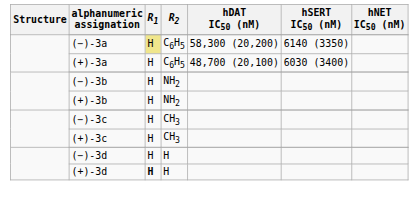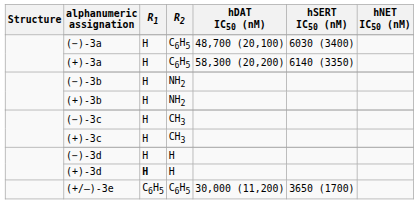(151, 44) khaki background -> (145, 44) no background
(234, 44) 58,300 (20,200) -> (240, 44) 48,700 (20,100)
(316, 44) 6140 (3350) -> (322, 44) 6030 (3400)
(234, 63) 48,700 (20,100) -> (240, 63) 58,300 (20,200)
(316, 63) 6030 (3400) -> (322, 63) 6140 (3350)
+ row: (90, 189)
